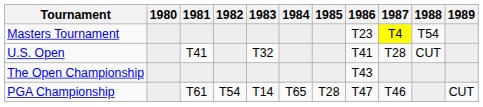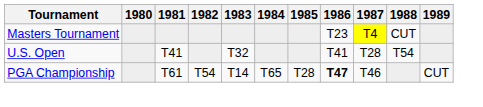(428, 34) T54 -> (403, 34) CUT
(428, 53) CUT -> (403, 53) T54
- row: (76, 73)
(362, 92) normal -> (337, 73) bold
